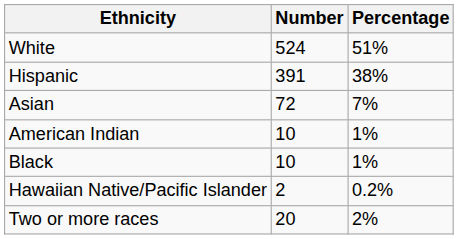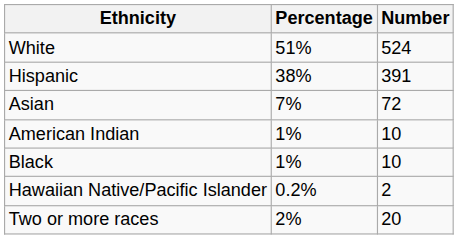columns swapped: (309, 18) <-> (401, 18)
